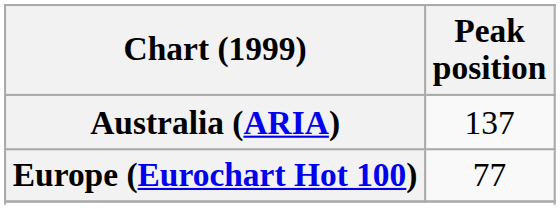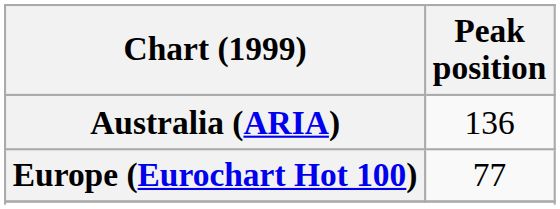(490, 121) 137 -> (490, 121) 136
